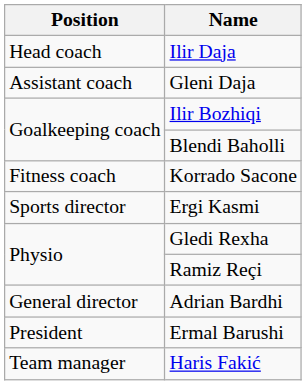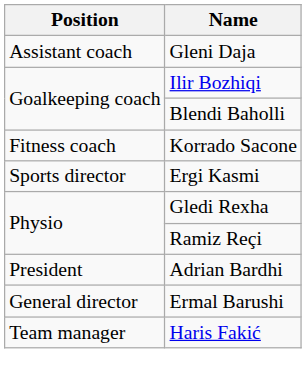- row: (203, 51)
(73, 301) General director -> (46, 269) President
(46, 332) President -> (73, 301) General director
